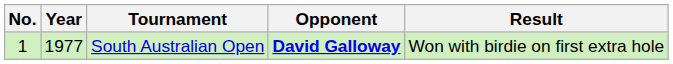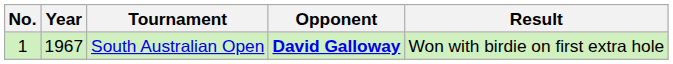(64, 46) 1977 -> (64, 46) 1967
